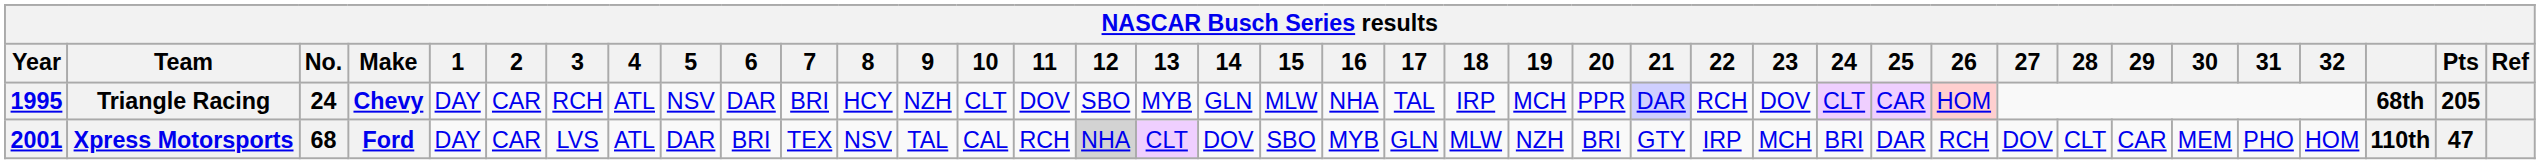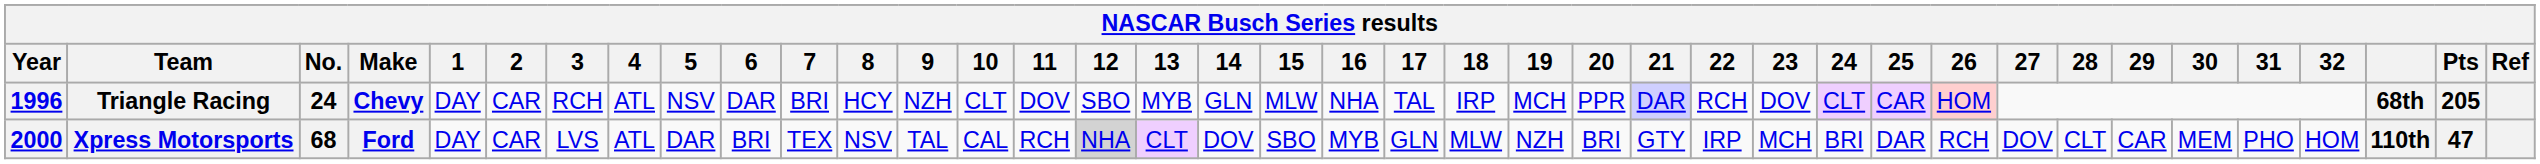(36, 101) 1995 -> (36, 101) 1996
(36, 139) 2001 -> (36, 139) 2000
